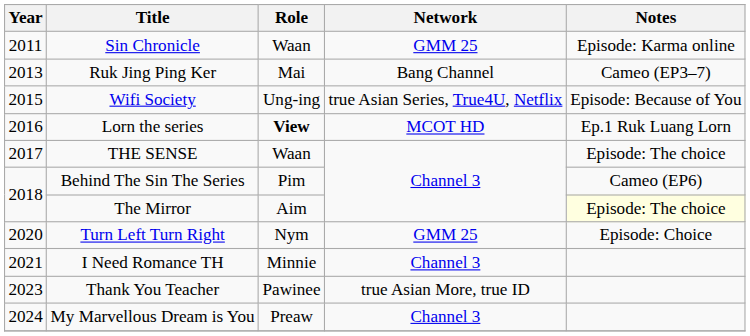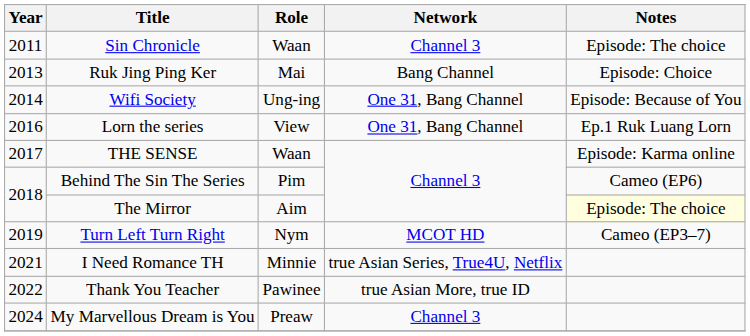(445, 45) GMM 25 -> (445, 45) Channel 3
(656, 45) Episode: Karma online -> (656, 45) Episode: The choice
(656, 72) Cameo (EP3–7) -> (656, 72) Episode: Choice
(26, 99) 2015 -> (26, 99) 2014
(445, 99) true Asian Series, True4U, Netflix -> (445, 99) One 31, Bang Channel
(292, 126) bold -> (292, 126) normal
(445, 126) MCOT HD -> (445, 126) One 31, Bang Channel
(656, 153) Episode: The choice -> (656, 153) Episode: Karma online
(26, 235) 2020 -> (26, 235) 2019
(445, 235) GMM 25 -> (445, 235) MCOT HD
(656, 235) Episode: Choice -> (656, 235) Cameo (EP3–7)
(445, 262) Channel 3 -> (445, 262) true Asian Series, True4U, Netflix
(26, 289) 2023 -> (26, 289) 2022
